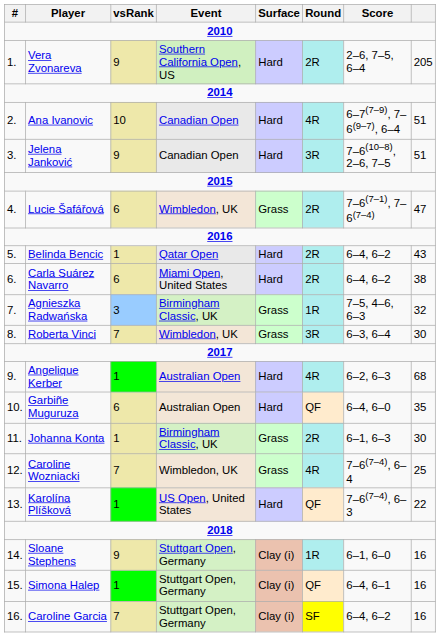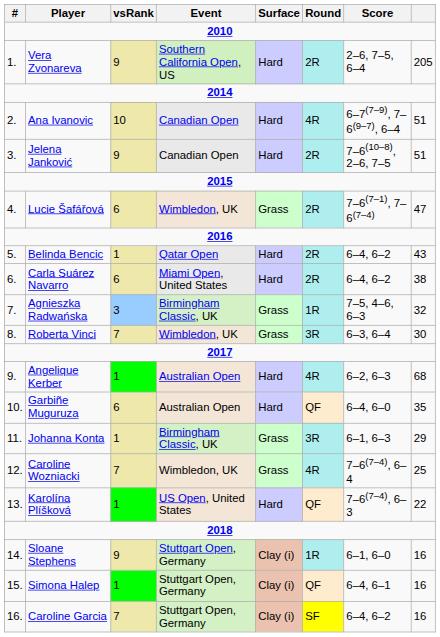(312, 155) 3R -> (312, 155) 2R
(312, 438) 2R -> (312, 438) 3R
(420, 438) 30 -> (420, 438) 29
